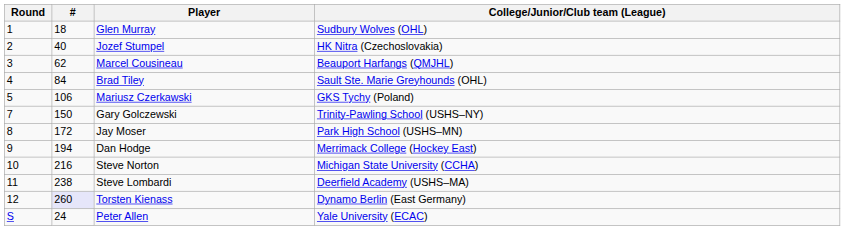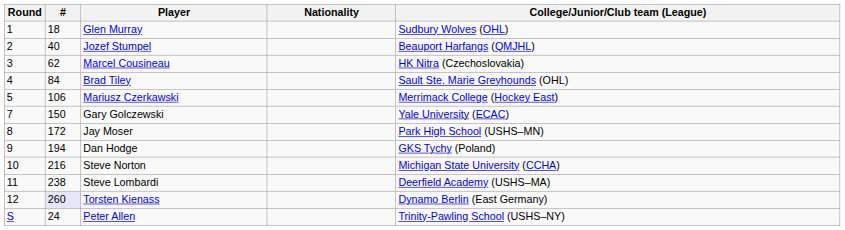+ column: (332, 13)
(380, 47) HK Nitra (Czechoslovakia) -> (467, 47) Beauport Harfangs (QMJHL)
(385, 64) Beauport Harfangs (QMJHL) -> (461, 64) HK Nitra (Czechoslovakia)
(365, 98) GKS Tychy (Poland) -> (478, 98) Merrimack College (Hockey East)
(400, 115) Trinity-Pawling School (USHS–NY) -> (454, 115) Yale University (ECAC)
(397, 149) Merrimack College (Hockey East) -> (447, 149) GKS Tychy (Poland)
(372, 217) Yale University (ECAC) -> (482, 217) Trinity-Pawling School (USHS–NY)
